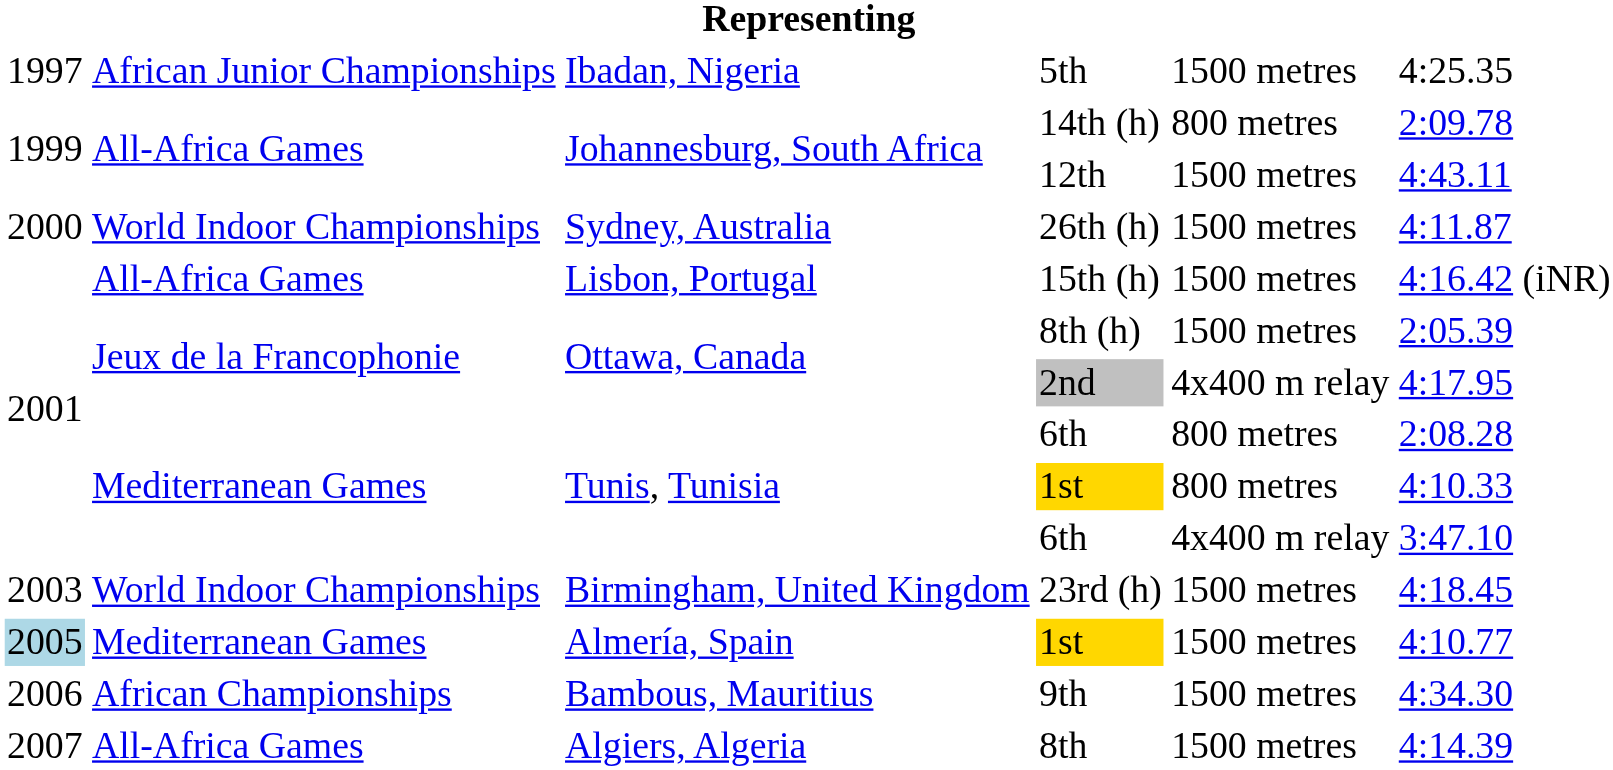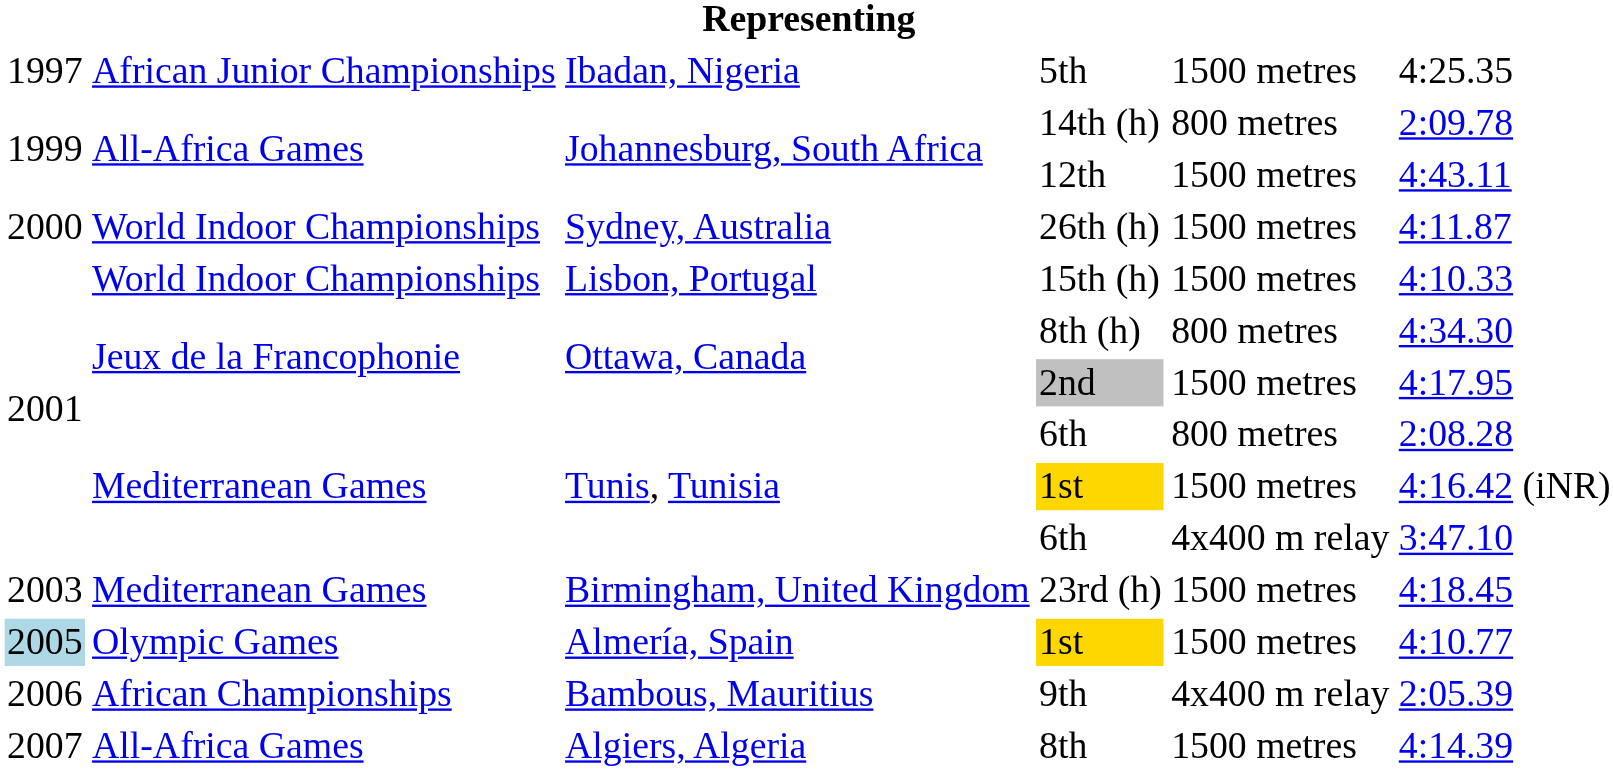(228, 278) All-Africa Games -> (316, 278) World Indoor Championships
(1505, 278) 4:16.42 (iNR) -> (1456, 278) 4:10.33
(1264, 330) 1500 metres -> (1255, 330) 800 metres
(1456, 330) 2:05.39 -> (1456, 330) 4:34.30
(1280, 382) 4x400 m relay -> (1264, 382) 1500 metres
(1255, 485) 800 metres -> (1264, 485) 1500 metres
(1456, 485) 4:10.33 -> (1505, 485) 4:16.42 (iNR)
(316, 589) World Indoor Championships -> (259, 589) Mediterranean Games
(259, 641) Mediterranean Games -> (215, 641) Olympic Games
(1264, 693) 1500 metres -> (1280, 693) 4x400 m relay
(1456, 693) 4:34.30 -> (1456, 693) 2:05.39
